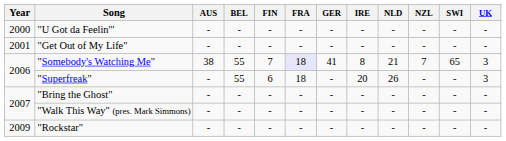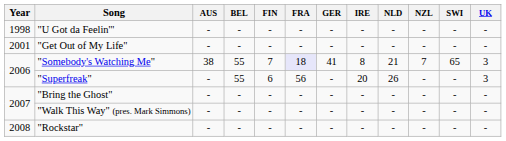(20, 29) 2000 -> (20, 29) 1998
(301, 78) 18 -> (301, 78) 56
(20, 128) 2009 -> (20, 128) 2008
